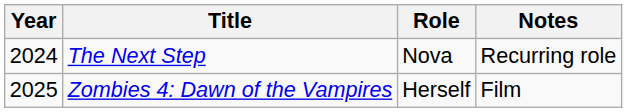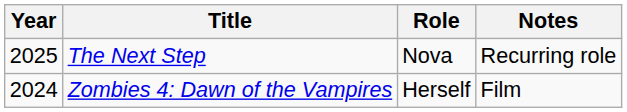(34, 55) 2024 -> (34, 55) 2025
(34, 90) 2025 -> (34, 90) 2024
